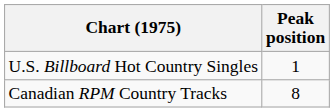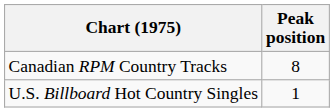rows swapped: (133, 65) <-> (118, 93)
